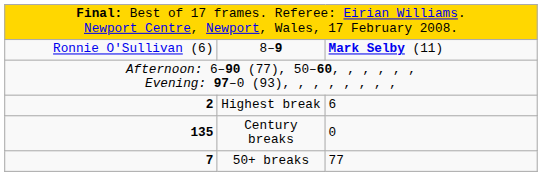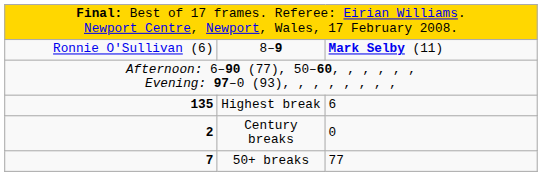(210, 106) 2 -> (202, 106) 135
(202, 133) 135 -> (210, 133) 2
